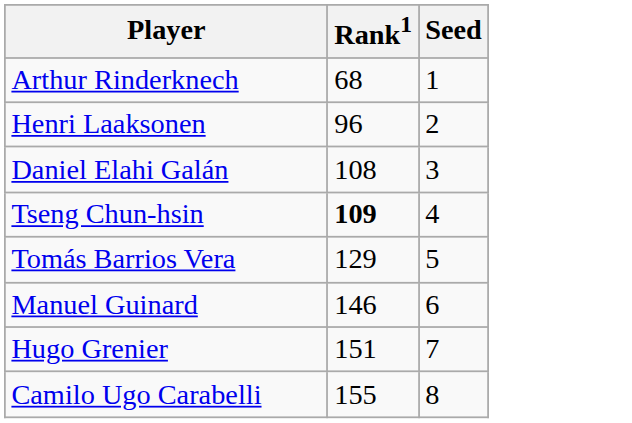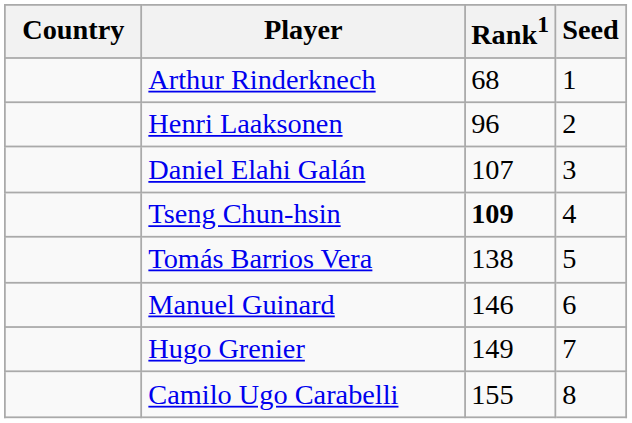+ column: (73, 30)
(355, 169) 108 -> (492, 169) 107
(355, 259) 129 -> (492, 259) 138
(355, 349) 151 -> (492, 349) 149
